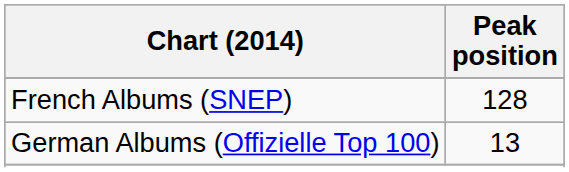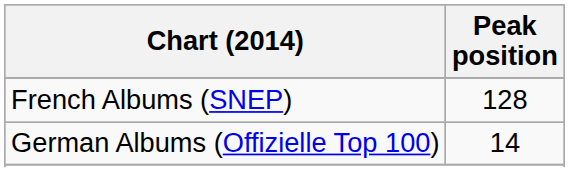(505, 142) 13 -> (505, 142) 14
